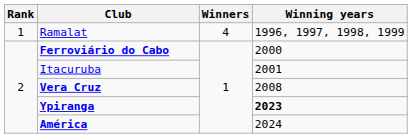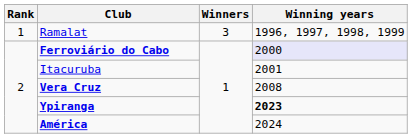(226, 32) 4 -> (226, 32) 3
(268, 51) no background -> (268, 51) lavender background
